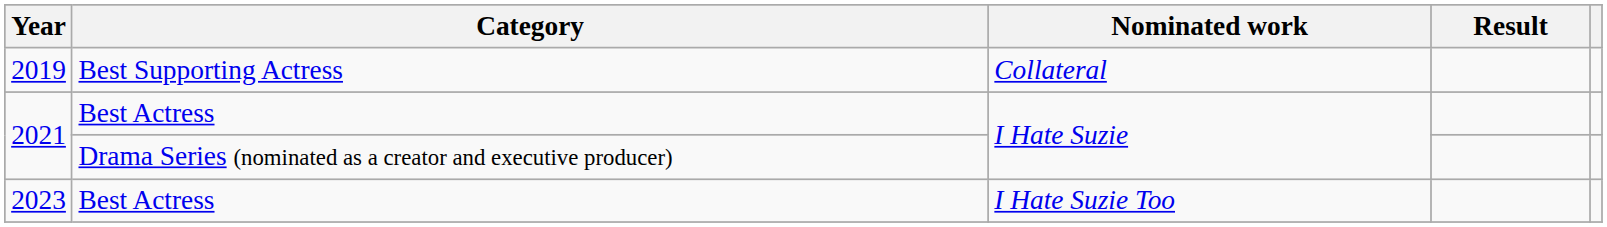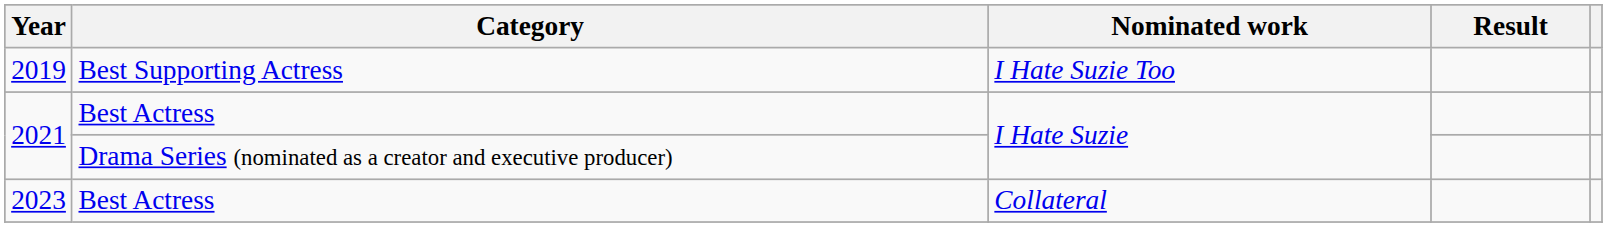(1051, 69) Collateral -> (1085, 69) I Hate Suzie Too
(1085, 199) I Hate Suzie Too -> (1051, 199) Collateral
